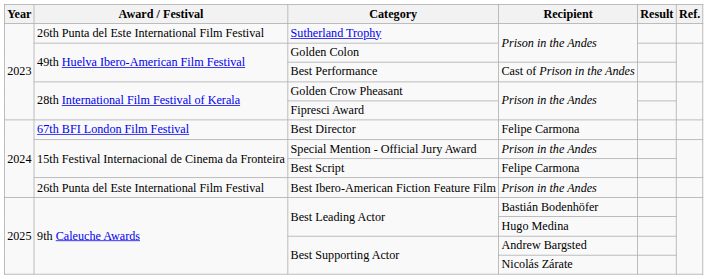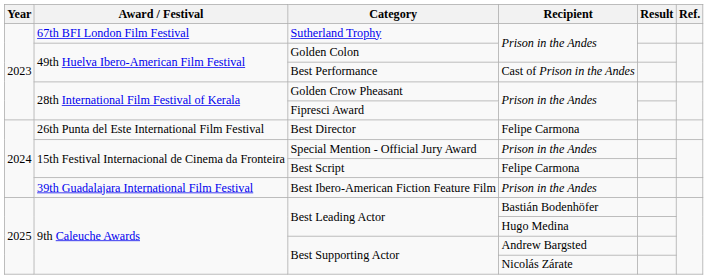(151, 33) 26th Punta del Este International Film Festival -> (113, 33) 67th BFI London Film Festival
(113, 129) 67th BFI London Film Festival -> (151, 129) 26th Punta del Este International Film Festival
(151, 187) 26th Punta del Este International Film Festival -> (145, 187) 39th Guadalajara International Film Festival
